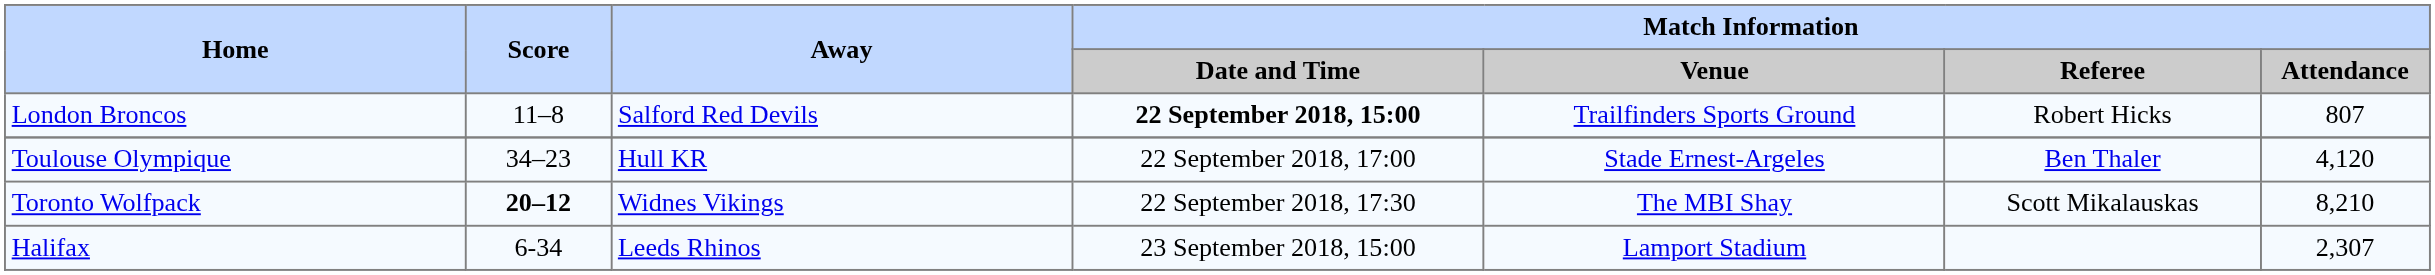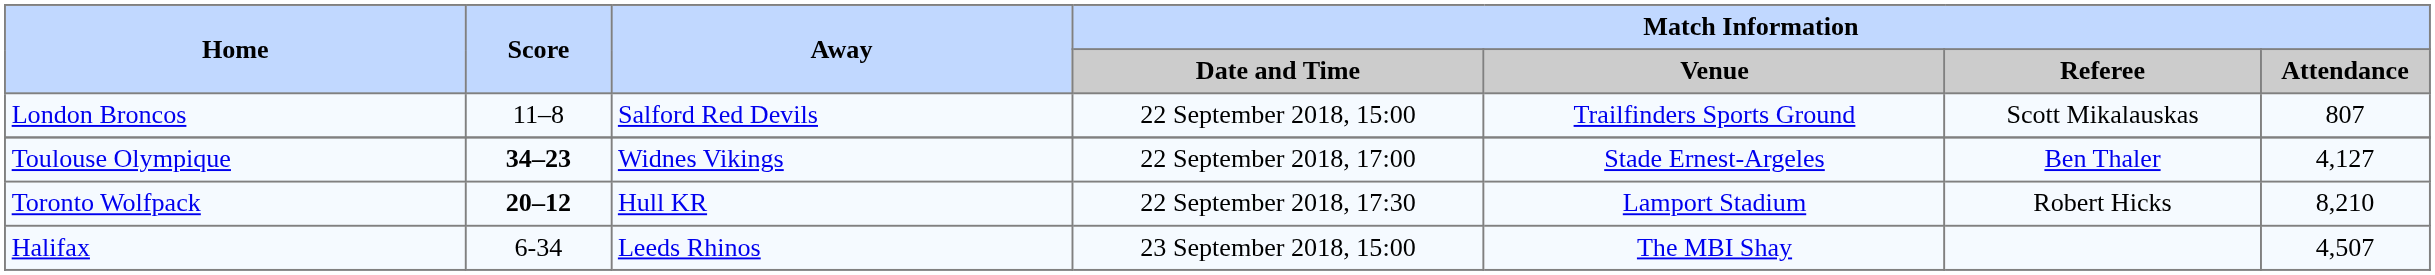(1278, 114) bold -> (1278, 114) normal
(2102, 114) Robert Hicks -> (2102, 114) Scott Mikalauskas
(538, 159) normal -> (538, 159) bold
(662, 159) Hull KR -> (701, 159) Widnes Vikings
(2345, 159) 4,120 -> (2345, 159) 4,127
(701, 203) Widnes Vikings -> (662, 203) Hull KR
(1715, 203) The MBI Shay -> (1715, 203) Lamport Stadium
(2102, 203) Scott Mikalauskas -> (2102, 203) Robert Hicks
(1715, 247) Lamport Stadium -> (1715, 247) The MBI Shay
(2345, 247) 2,307 -> (2345, 247) 4,507
